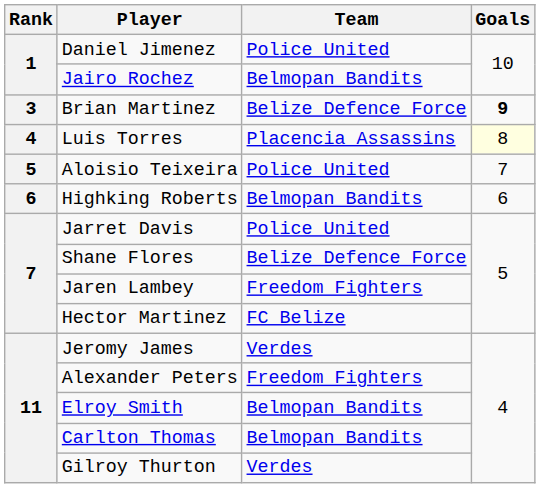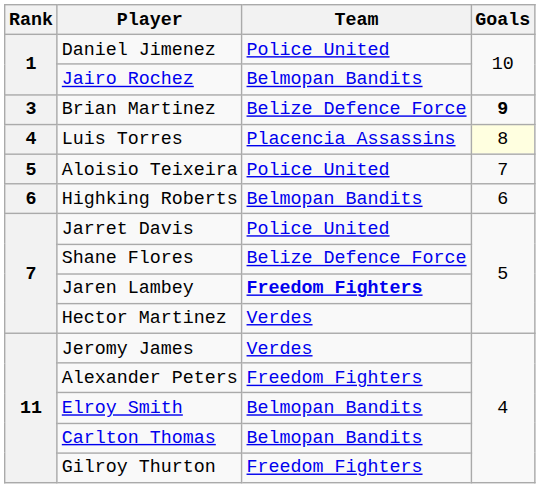(335, 289) normal -> (335, 289) bold
(296, 318) FC Belize -> (280, 318) Verdes
(280, 468) Verdes -> (335, 468) Freedom Fighters
